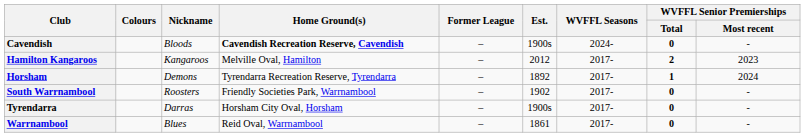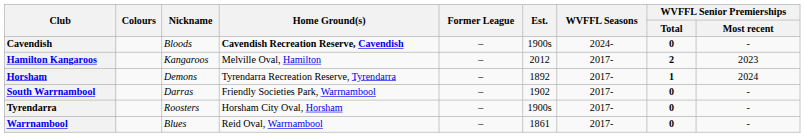(182, 92) Roosters -> (179, 92) Darras
(179, 108) Darras -> (182, 108) Roosters
